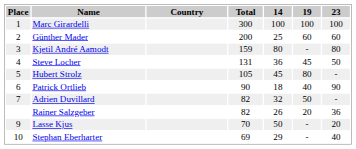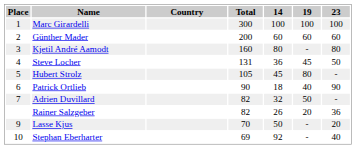(278, 37) 25 -> (278, 37) 60
(246, 49) 159 -> (246, 49) 160
(278, 137) 29 -> (278, 137) 92
